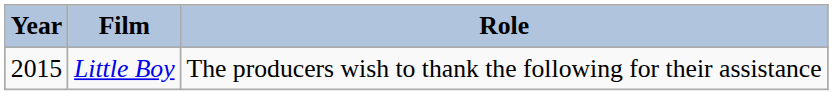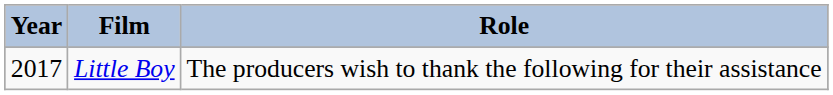(36, 68) 2015 -> (36, 68) 2017
